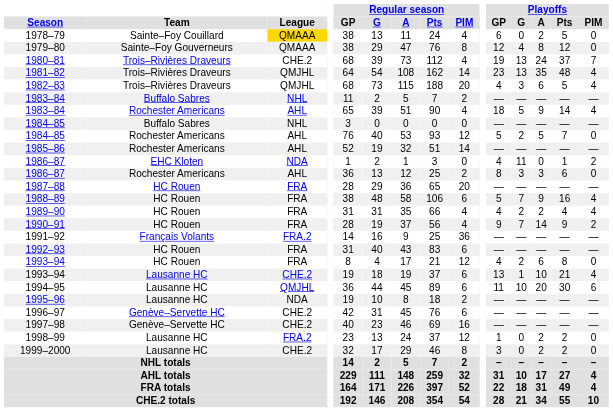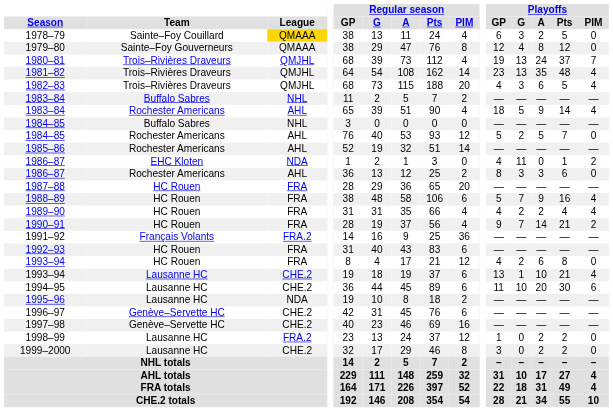(521, 35) 0 -> (521, 35) 3
(297, 60) CHE.2 -> (297, 60) QMJHL
(565, 224) 9 -> (565, 224) 21
(297, 287) QMJHL -> (297, 287) CHE.2
